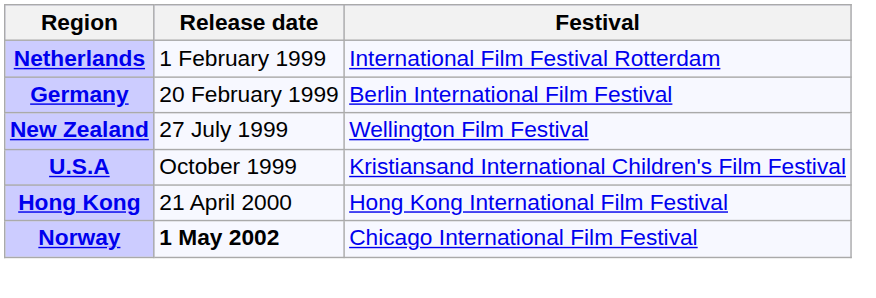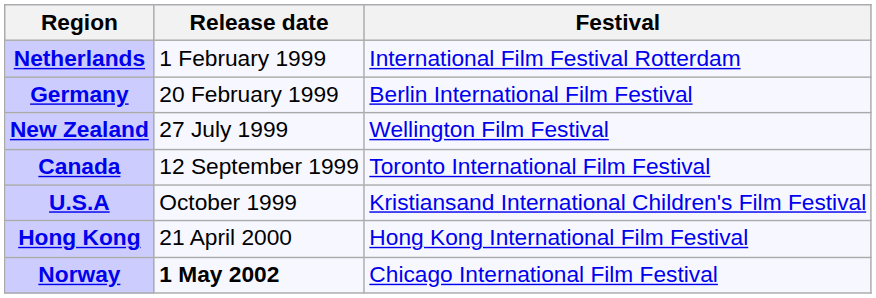+ row: (79, 166)
